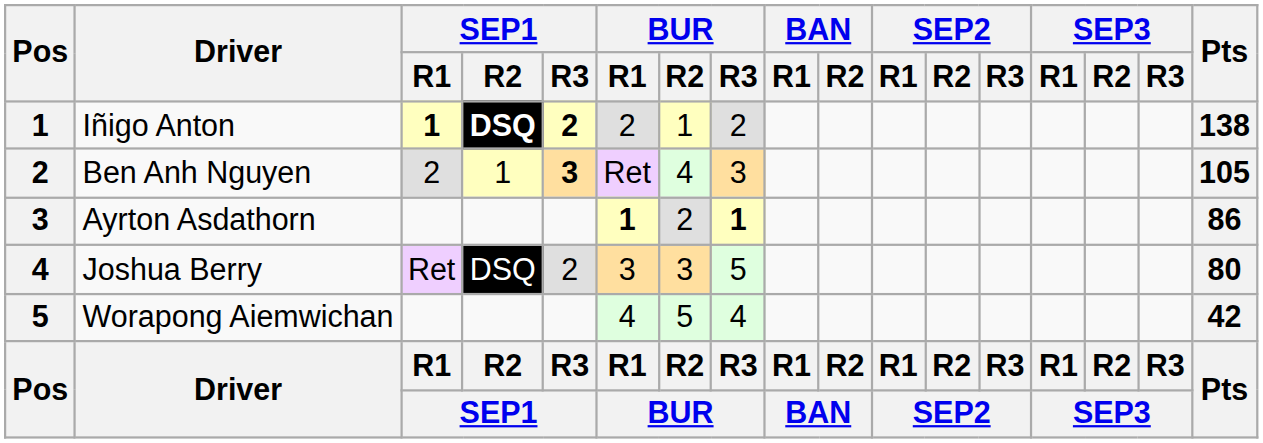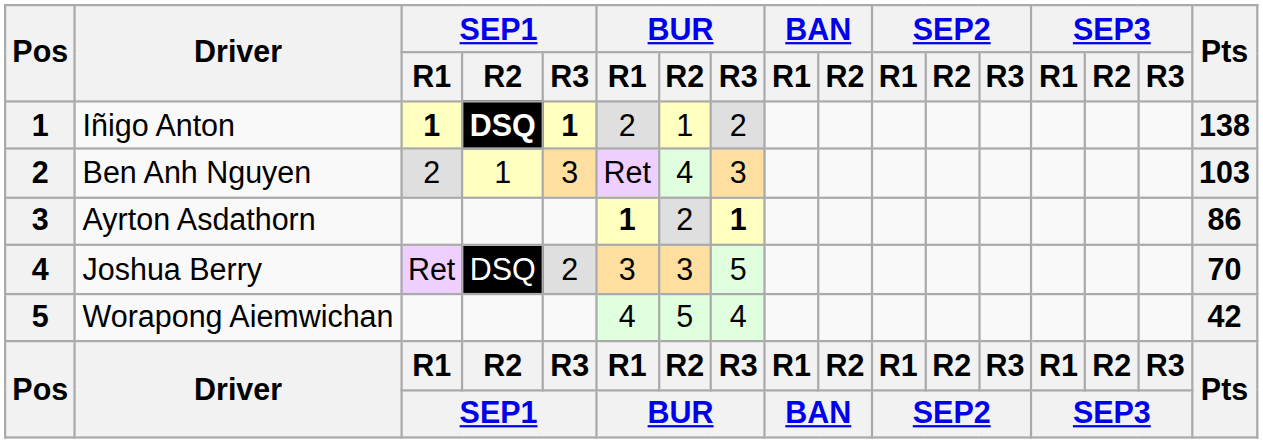(570, 125) 2 -> (570, 125) 1
(570, 173) bold -> (570, 173) normal
(1225, 173) 105 -> (1225, 173) 103
(1225, 269) 80 -> (1225, 269) 70
